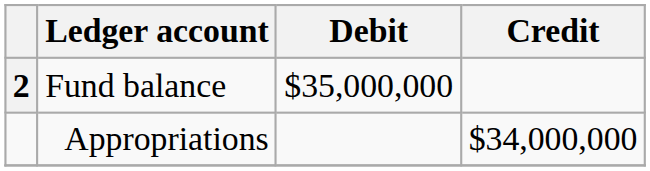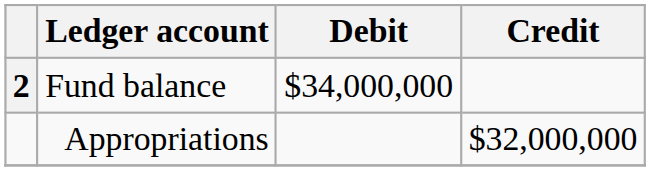(369, 84) $35,000,000 -> (369, 84) $34,000,000
(553, 138) $34,000,000 -> (553, 138) $32,000,000
